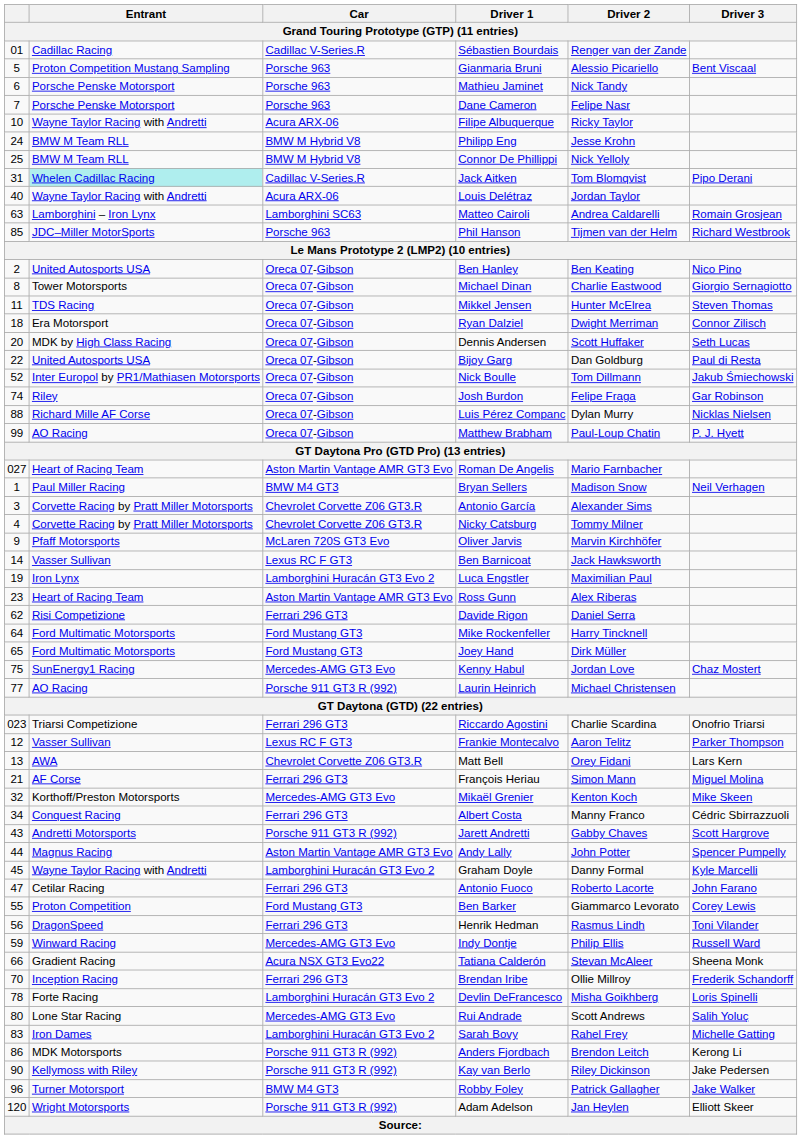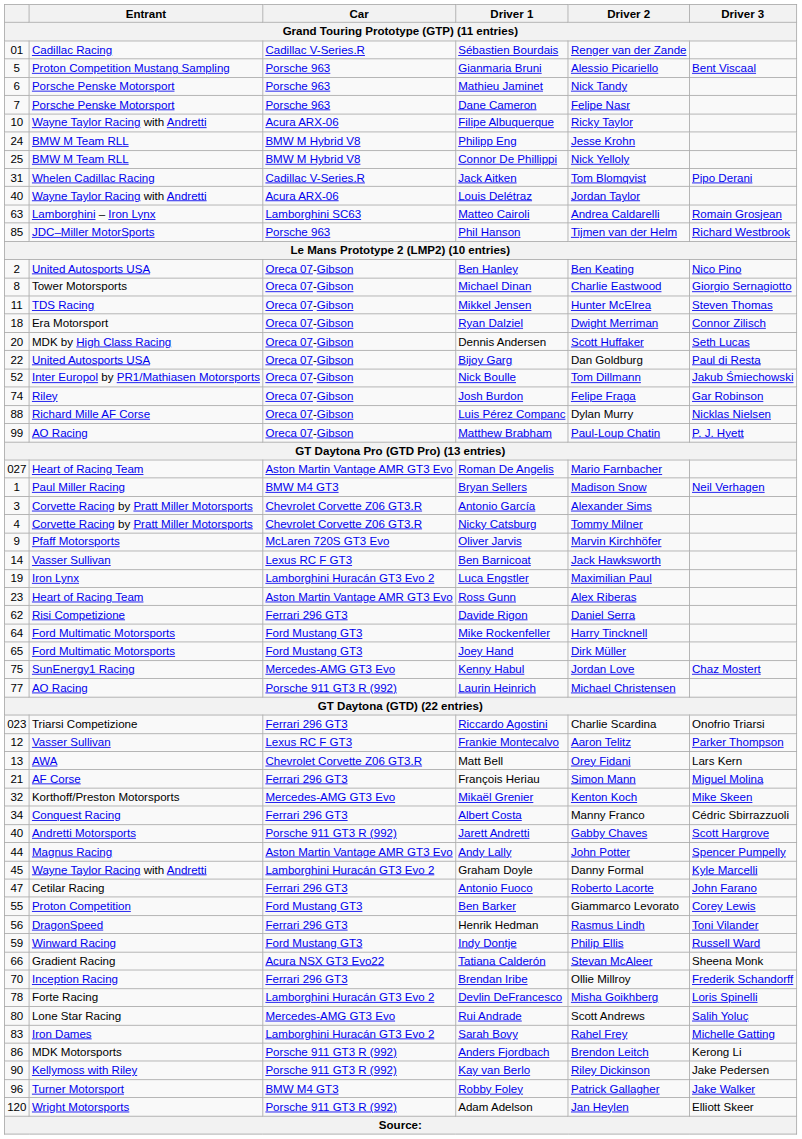(93, 177) paleturquoise background -> (93, 177) no background
(17, 833) 43 -> (17, 833) 40
(330, 942) Mercedes-AMG GT3 Evo -> (314, 942) Ford Mustang GT3
